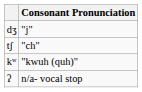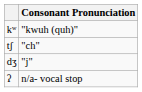rows swapped: (12, 29) <-> (12, 62)
